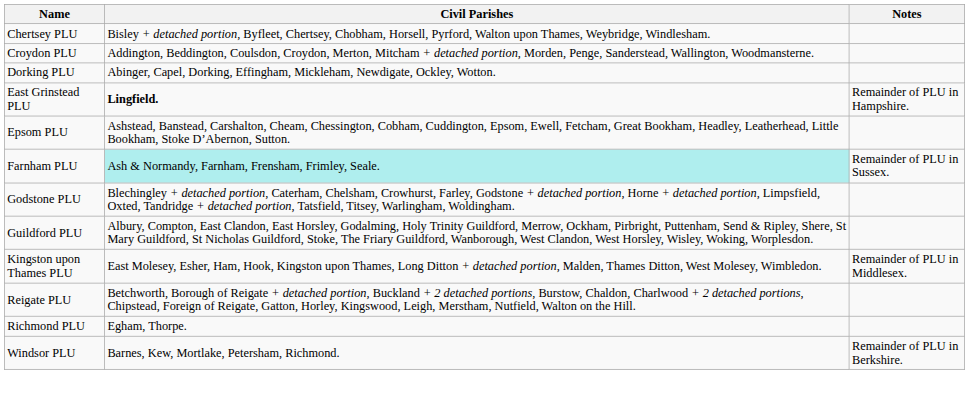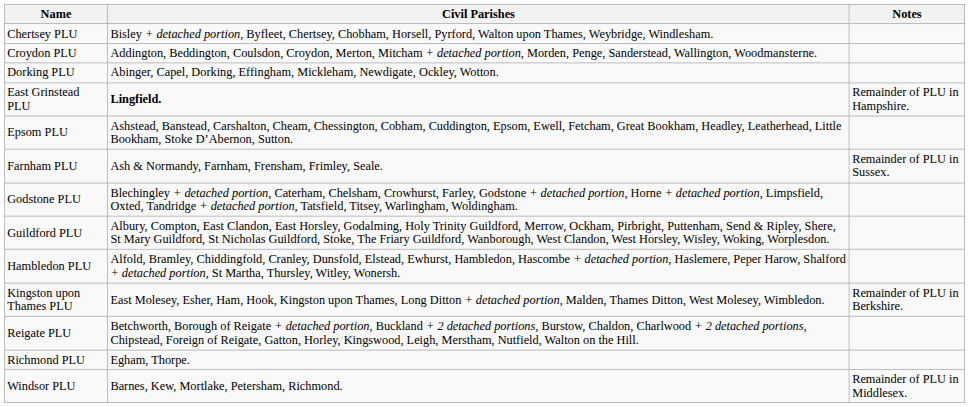(244, 166) paleturquoise background -> (247, 166) no background
+ row: (49, 266)
(905, 266) Remainder of PLU in Middlesex. -> (905, 299) Remainder of PLU in Berkshire.
(905, 352) Remainder of PLU in Berkshire. -> (905, 386) Remainder of PLU in Middlesex.
